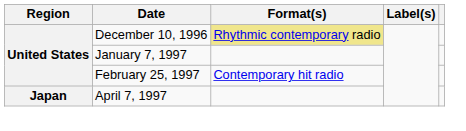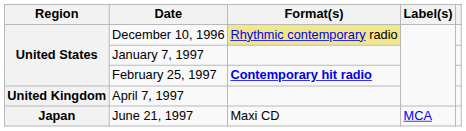(278, 75) normal -> (301, 75) bold
(48, 95) Japan -> (57, 95) United Kingdom
+ row: (153, 116)
